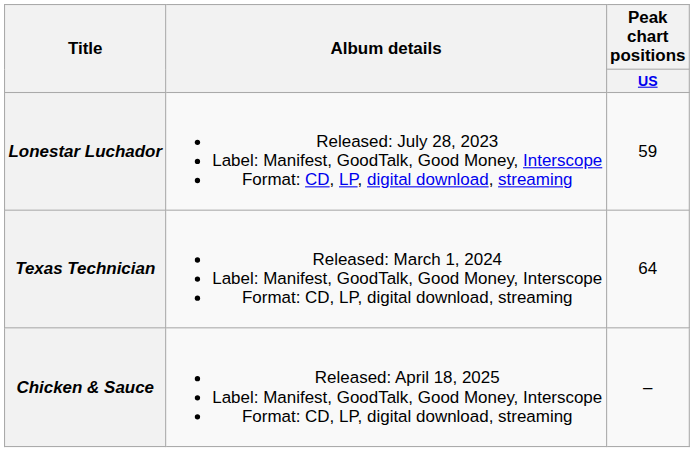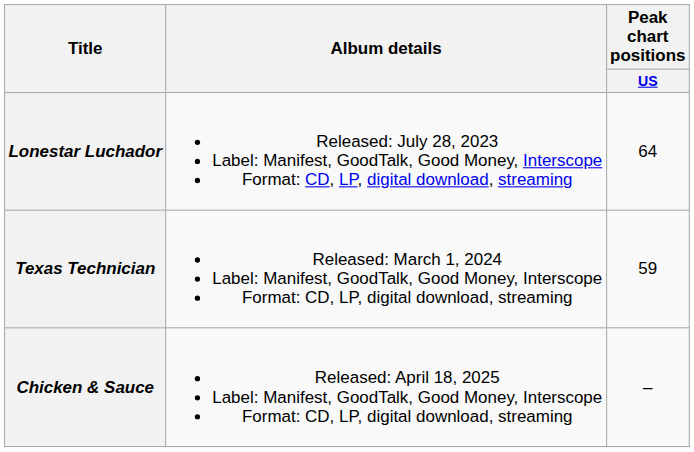(648, 151) 59 -> (648, 151) 64
(648, 269) 64 -> (648, 269) 59
